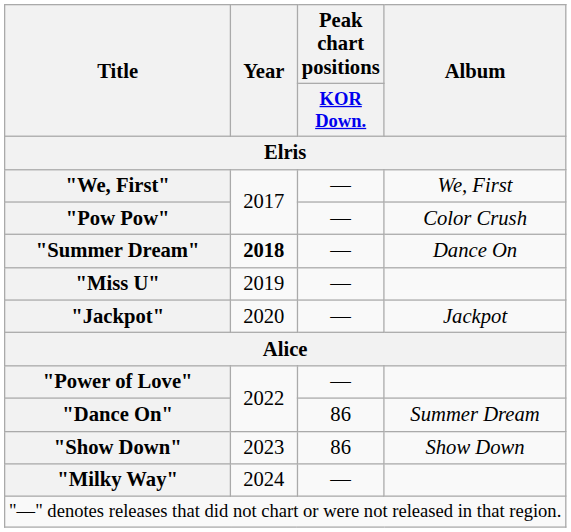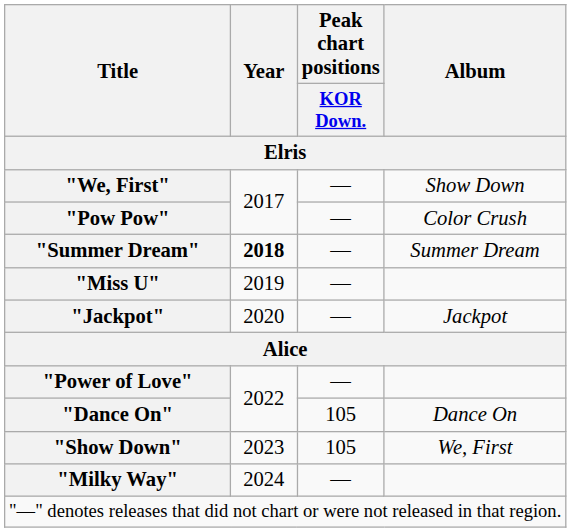(475, 185) We, First -> (475, 185) Show Down
(475, 250) Dance On -> (475, 250) Summer Dream
(341, 414) 86 -> (341, 414) 105
(475, 414) Summer Dream -> (475, 414) Dance On
(341, 447) 86 -> (341, 447) 105
(475, 447) Show Down -> (475, 447) We, First
